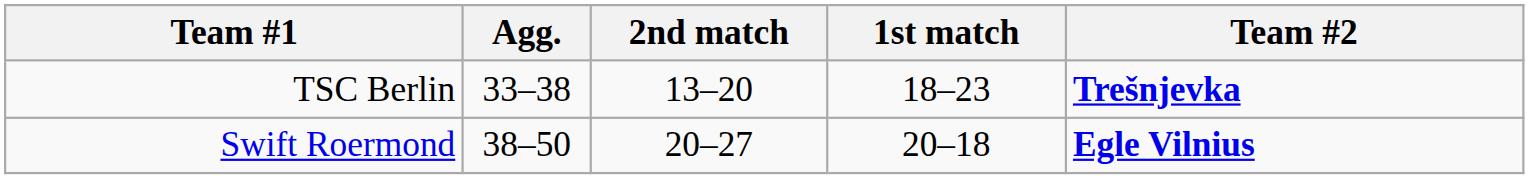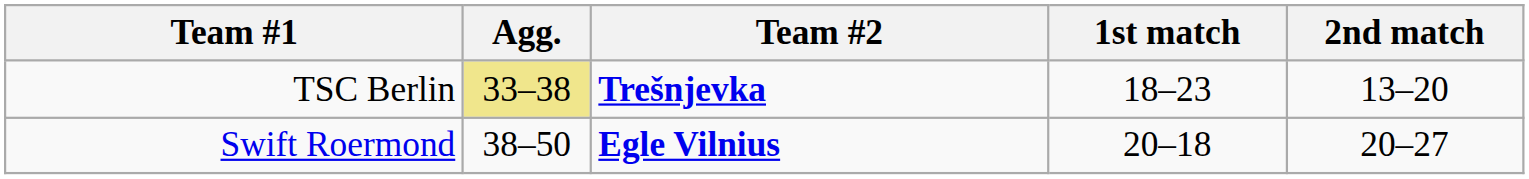columns swapped: (1294, 32) <-> (709, 32)
(527, 88) no background -> (527, 88) khaki background
